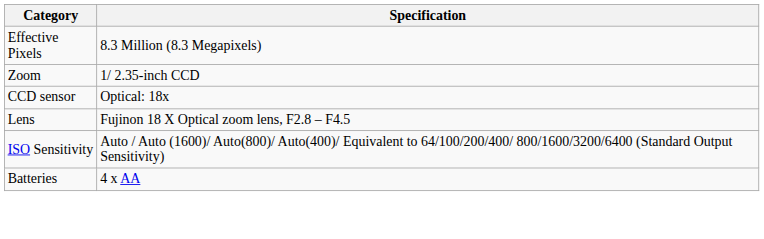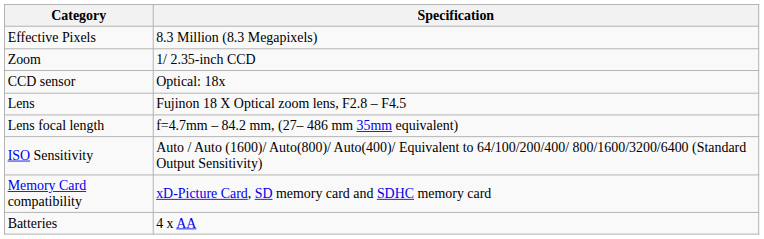+ row: (56, 125)
+ row: (47, 193)
